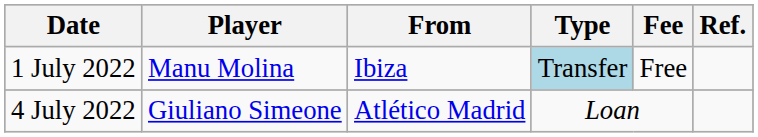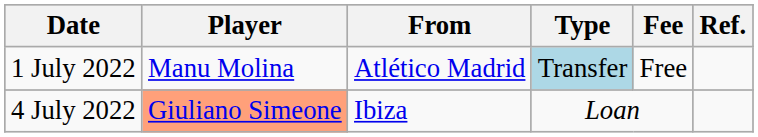(381, 68) Ibiza -> (440, 68) Atlético Madrid
(245, 110) no background -> (245, 110) lightsalmon background
(440, 110) Atlético Madrid -> (381, 110) Ibiza
